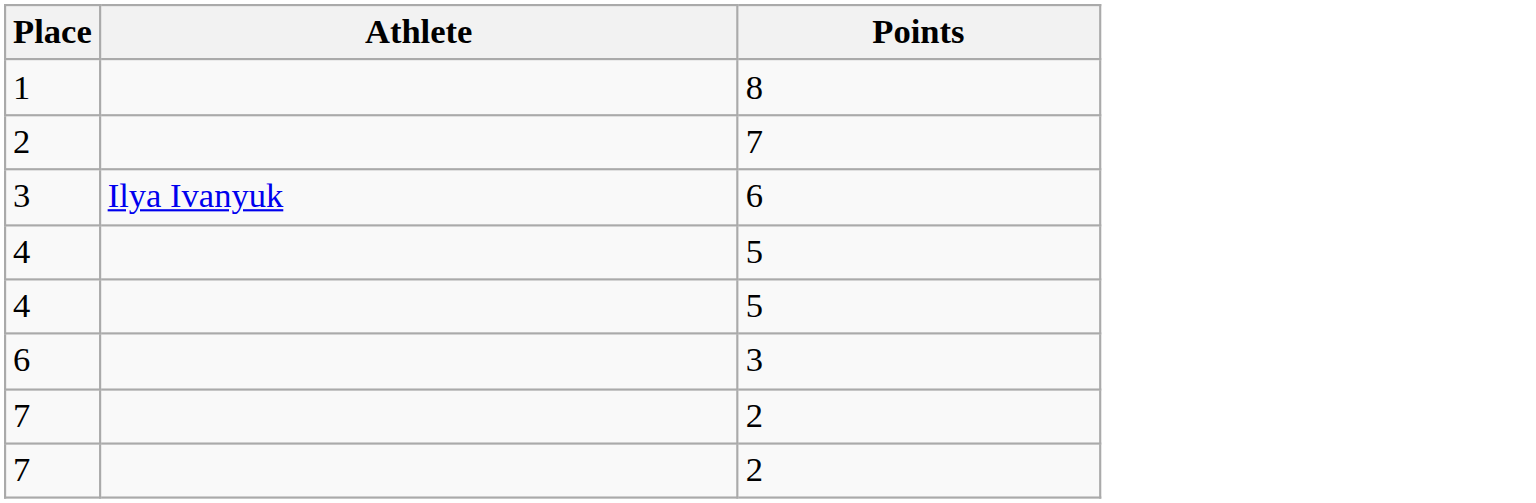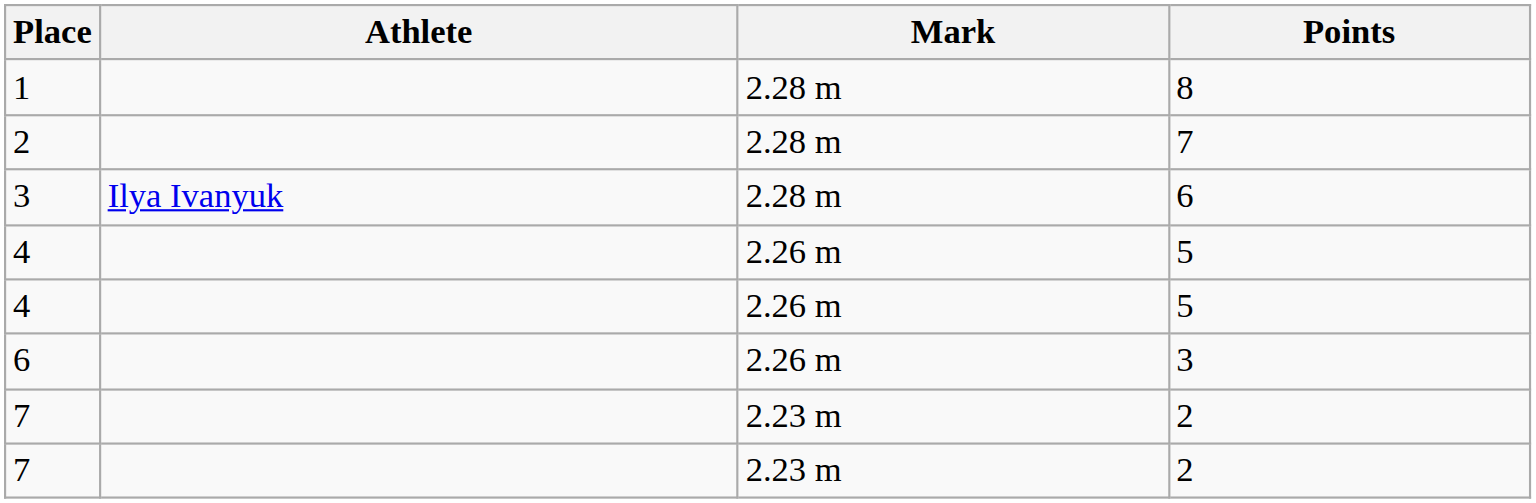+ column: (953, 31)
